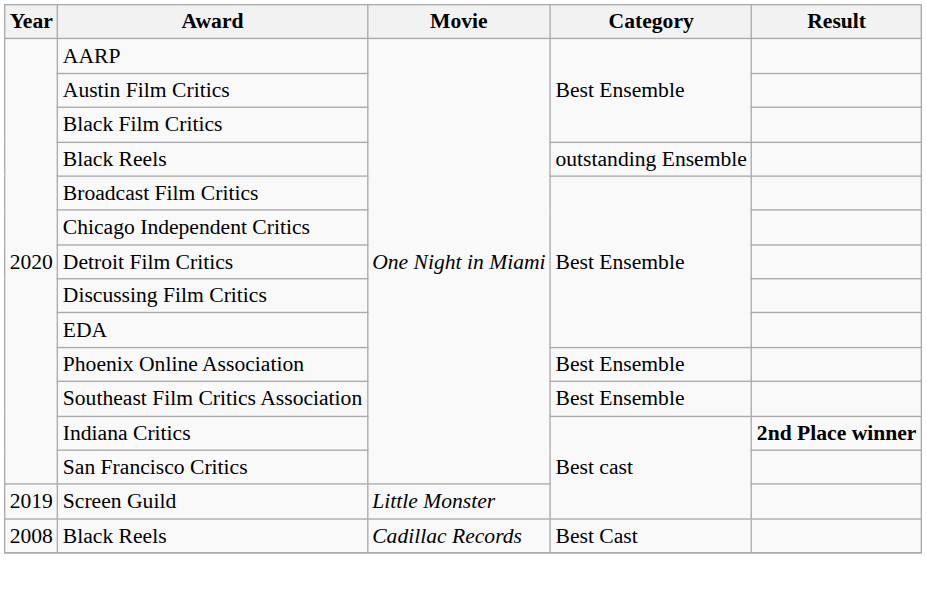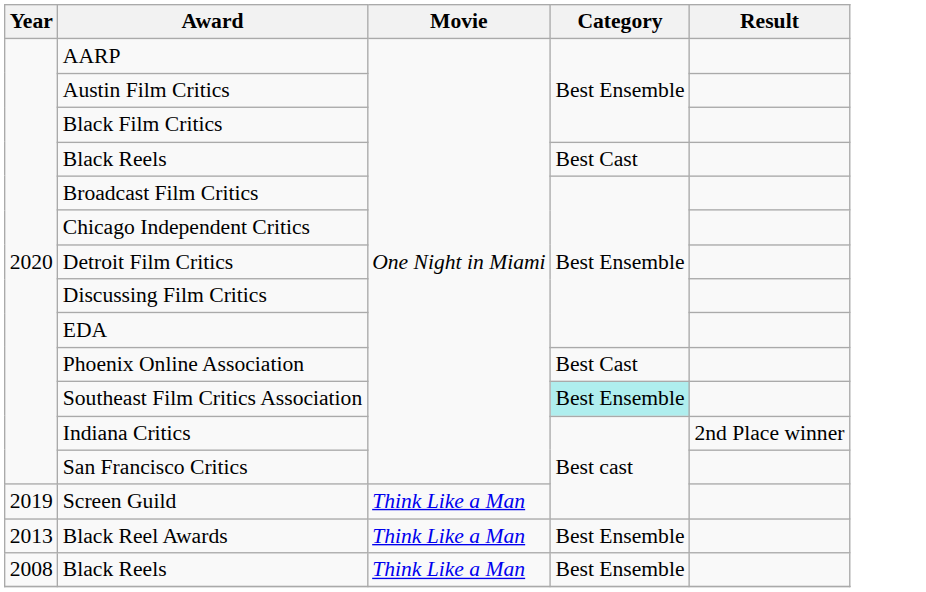(651, 158) outstanding Ensemble -> (597, 158) Best Cast
(620, 364) Best Ensemble -> (597, 364) Best Cast
(620, 398) no background -> (620, 398) paleturquoise background
(837, 432) bold -> (769, 432) normal
(434, 501) Little Monster -> (449, 501) Think Like a Man
+ row: (31, 535)
(447, 535) Cadillac Records -> (449, 569) Think Like a Man
(597, 535) Best Cast -> (620, 569) Best Ensemble
